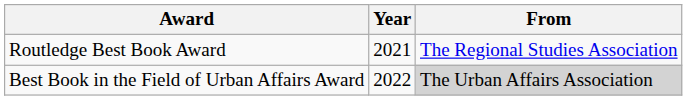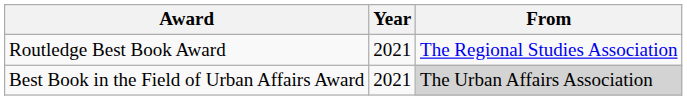(392, 79) 2022 -> (392, 79) 2021
